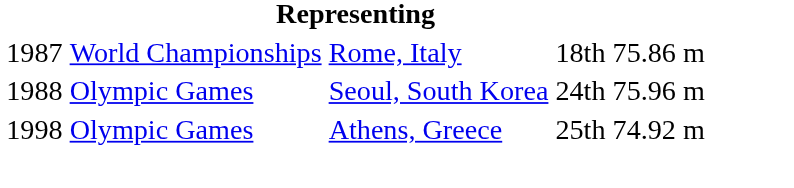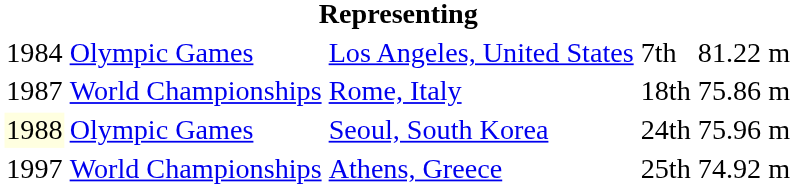+ row: (481, 52)
(34, 91) no background -> (34, 129) lightyellow background
(34, 129) 1998 -> (34, 168) 1997
(162, 129) Olympic Games -> (196, 168) World Championships
